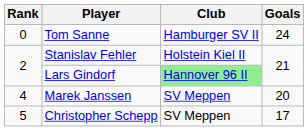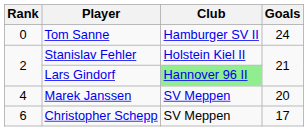(23, 116) 5 -> (23, 116) 6
